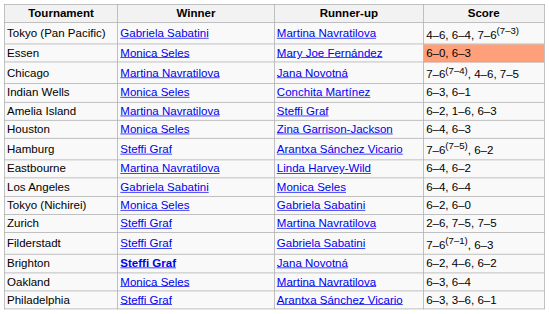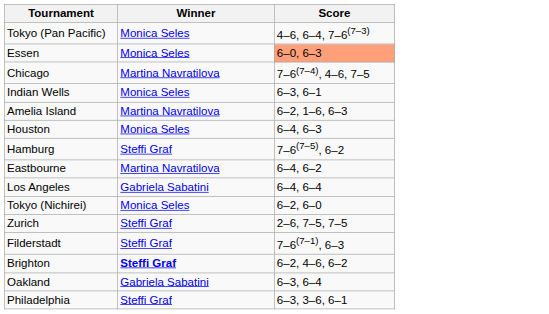- column: (349, 13)
(165, 33) Gabriela Sabatini -> (155, 33) Monica Seles
(155, 281) Monica Seles -> (165, 281) Gabriela Sabatini
